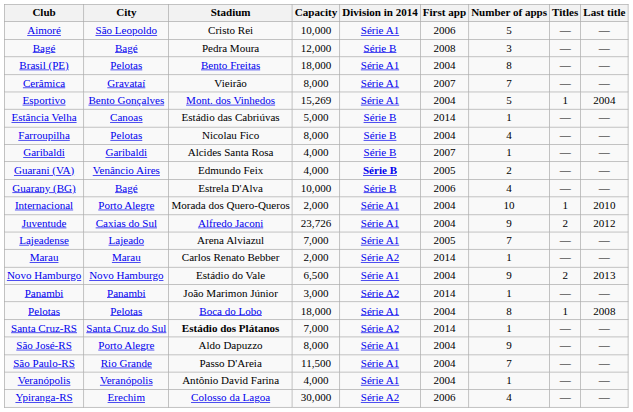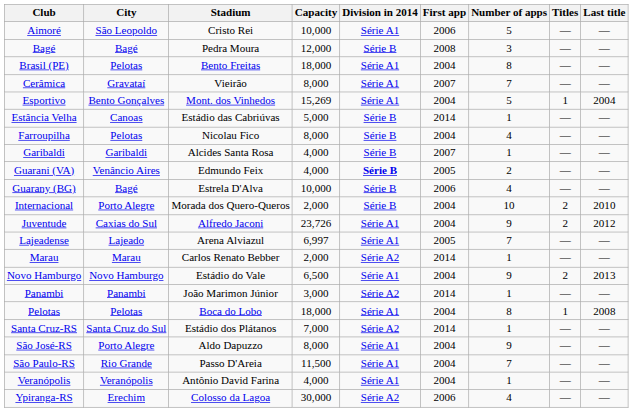(380, 205) Série A1 -> (380, 205) Série B
(565, 205) 1 -> (565, 205) 2
(316, 240) 7,000 -> (316, 240) 6,997
(231, 328) bold -> (231, 328) normal
